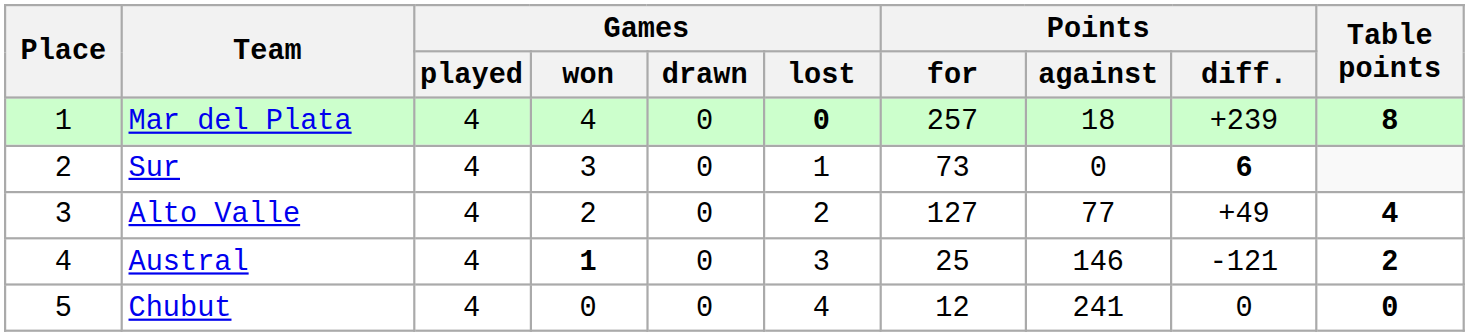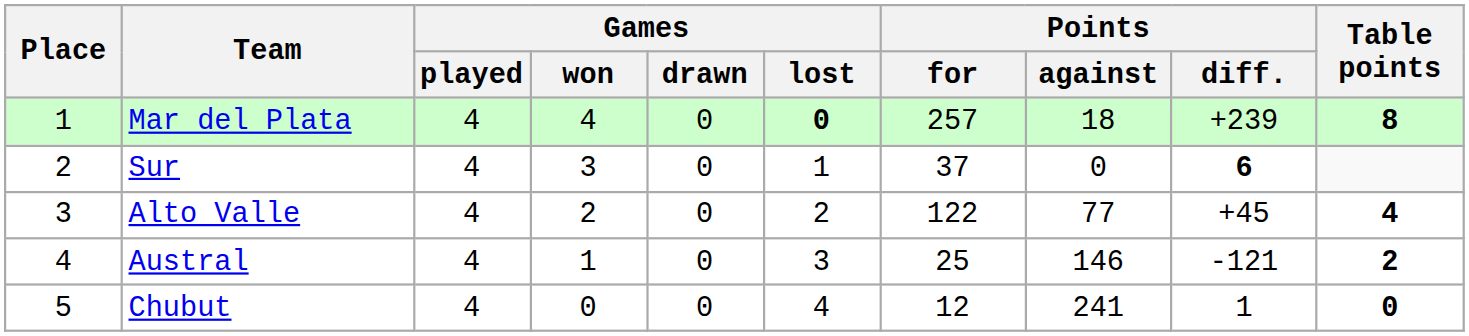(952, 168) 73 -> (952, 168) 37
(952, 215) 127 -> (952, 215) 122
(1244, 215) +49 -> (1244, 215) +45
(588, 261) bold -> (588, 261) normal
(1244, 308) 0 -> (1244, 308) 1
